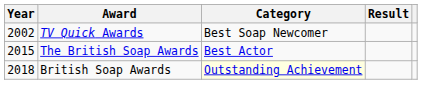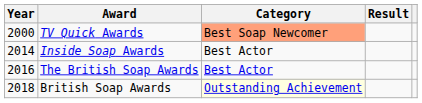(21, 32) 2002 -> (21, 32) 2000
(266, 32) no background -> (266, 32) lightsalmon background
+ row: (102, 51)
(21, 51) 2015 -> (21, 70) 2016
